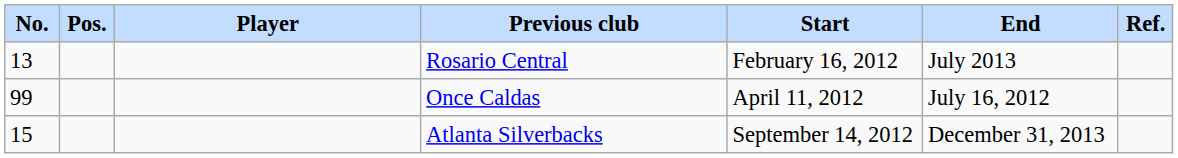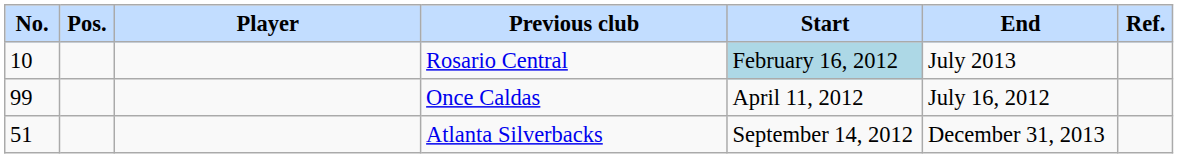(21, 60) 13 -> (21, 60) 10
(815, 60) no background -> (815, 60) lightblue background
(21, 134) 15 -> (21, 134) 51
